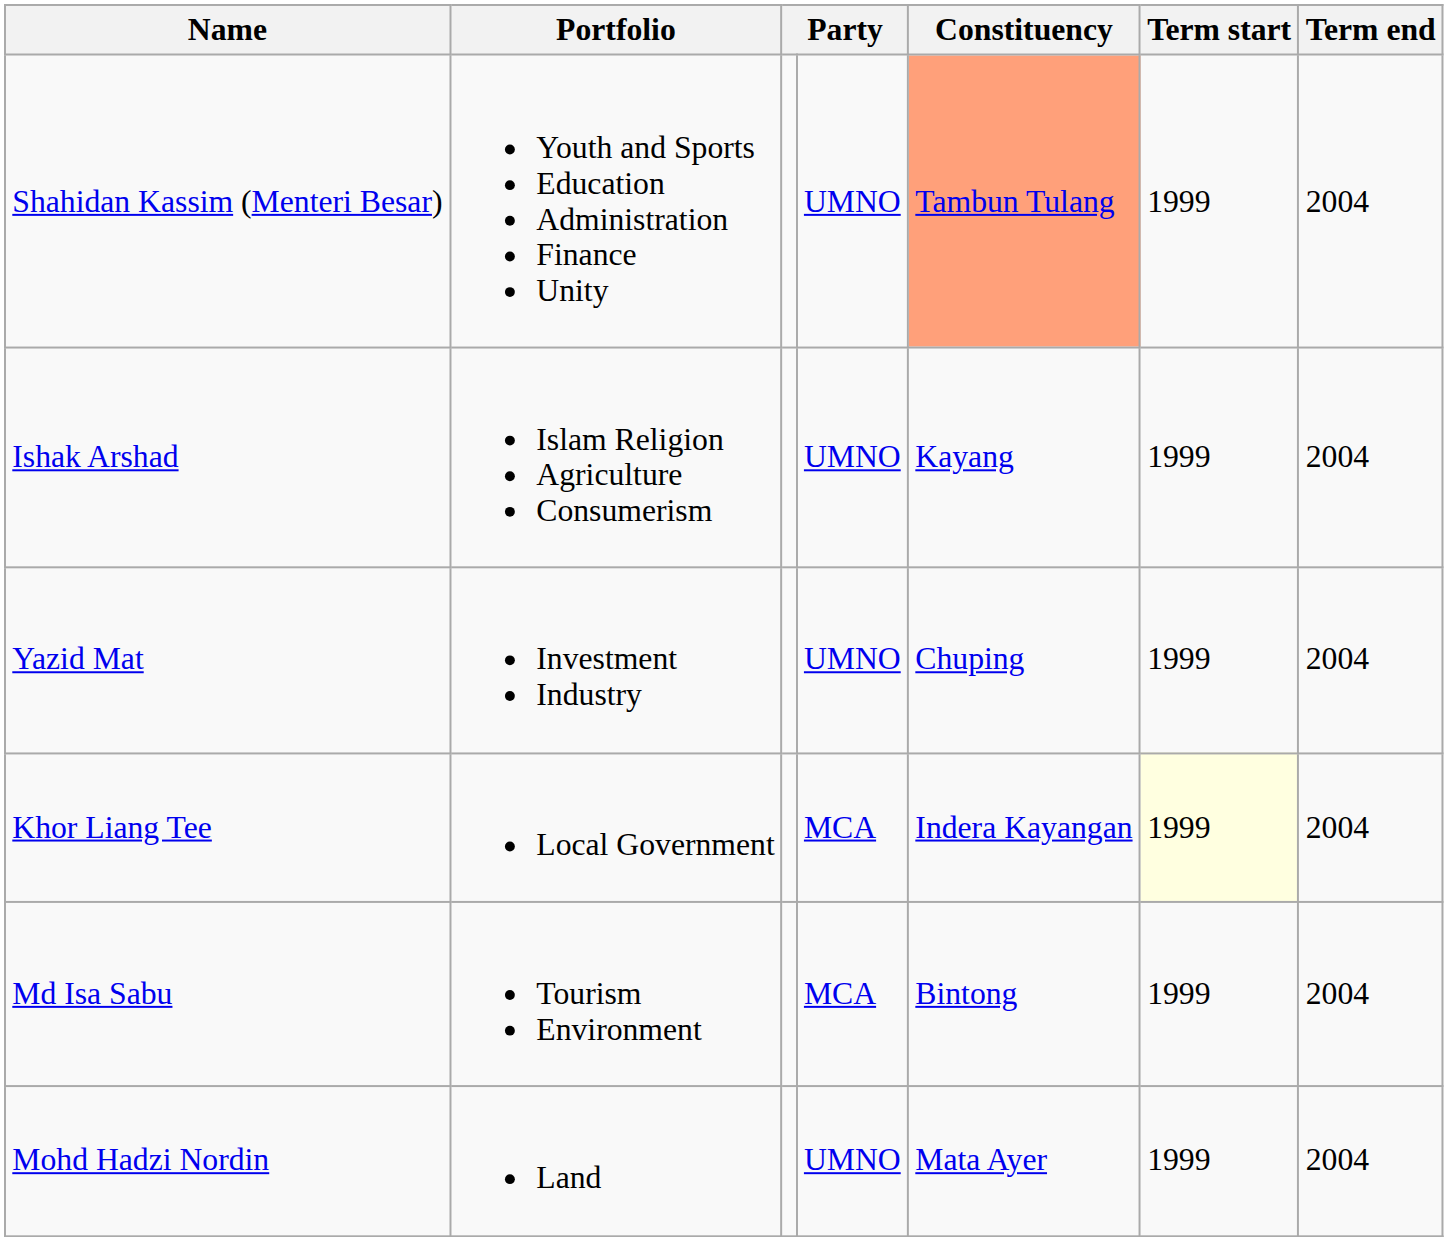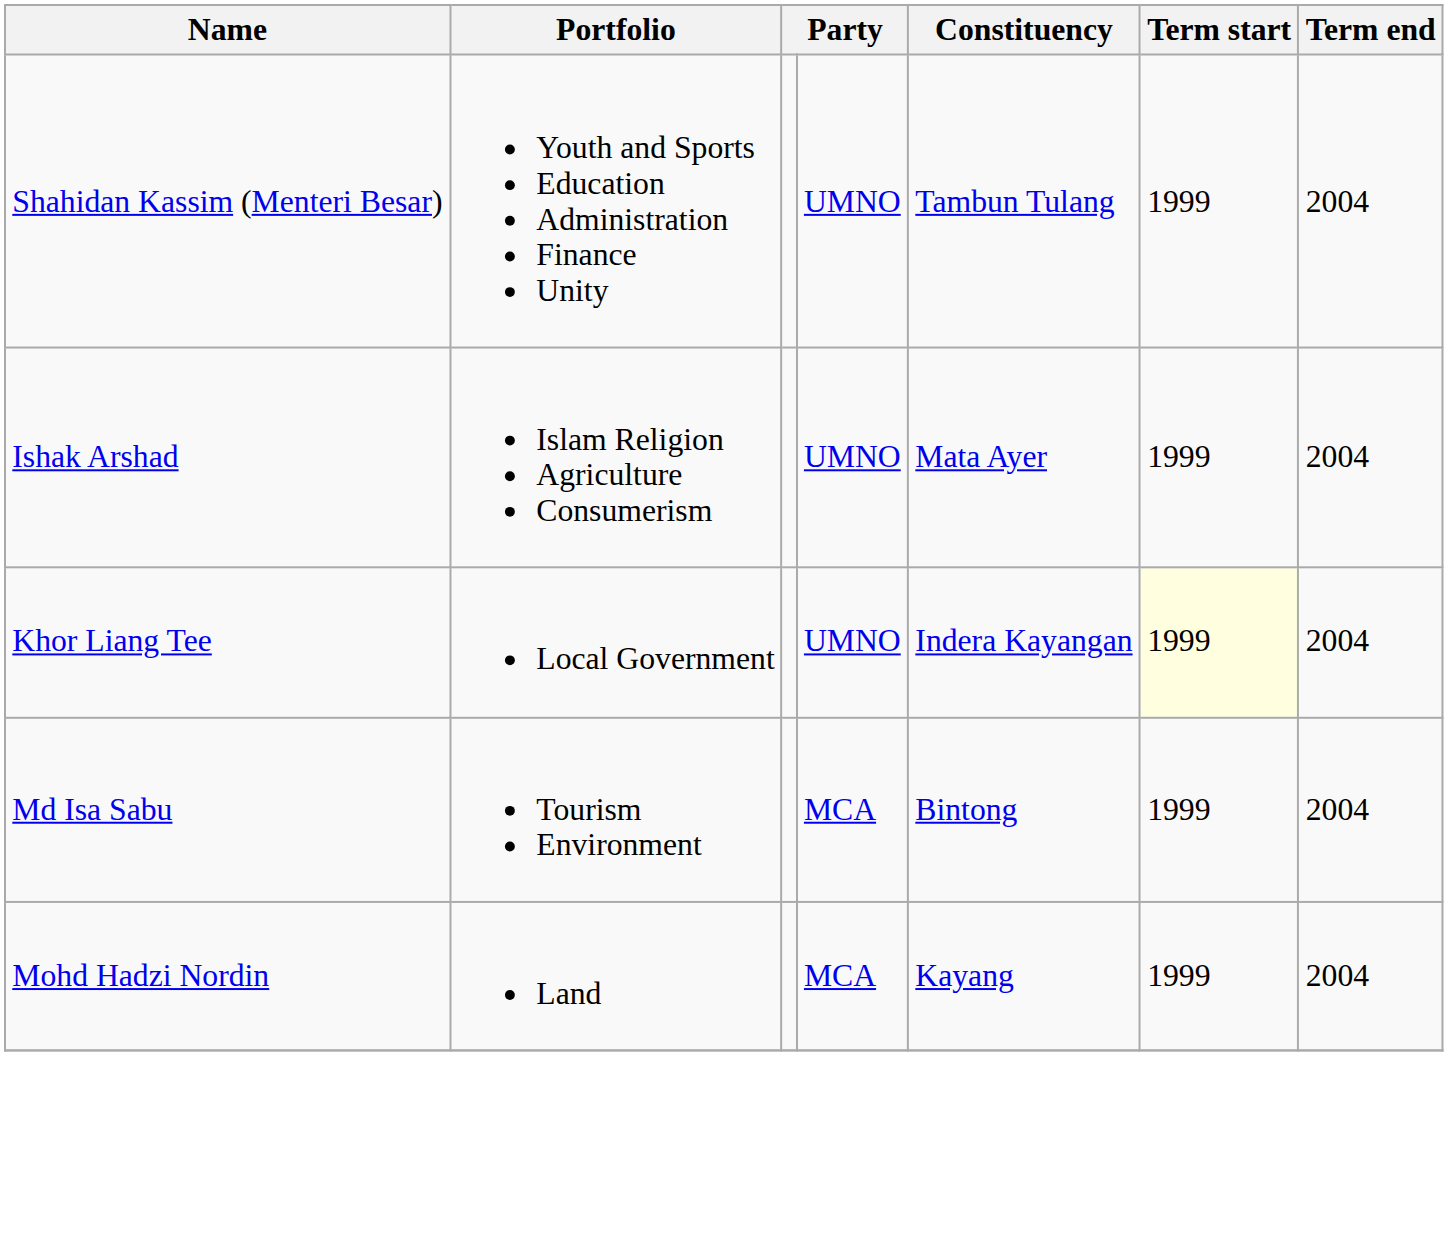(1015, 200) lightsalmon background -> (1015, 200) no background
(965, 456) Kayang -> (981, 456) Mata Ayer
- row: (78, 659)
(840, 826) MCA -> (852, 641) UMNO
(852, 1160) UMNO -> (840, 975) MCA
(981, 1160) Mata Ayer -> (965, 975) Kayang
